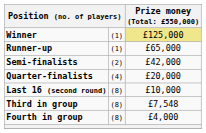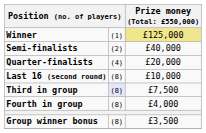- row: (29, 49)
(163, 62) £42,000 -> (163, 49) £40,000
(117, 104) no background -> (117, 90) lavender background
(163, 104) £7,548 -> (163, 90) £7,500
+ row: (52, 121)
